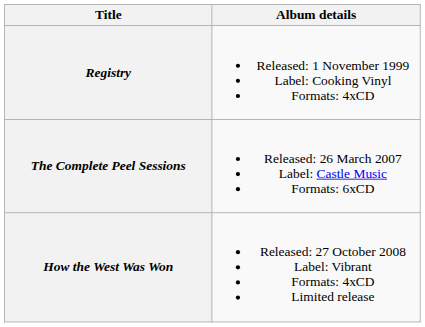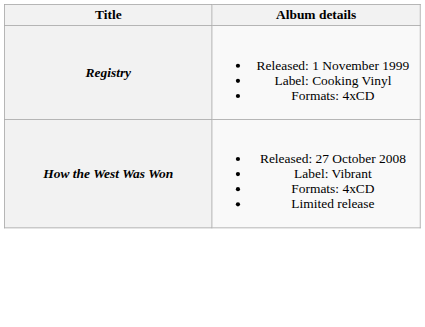- row: (108, 166)
